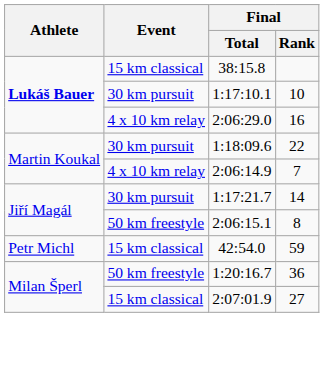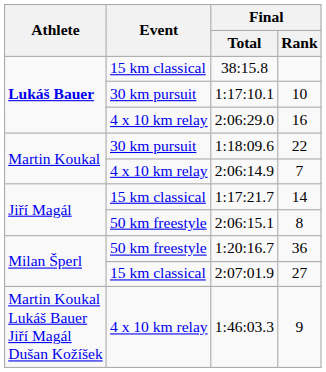(151, 197) 30 km pursuit -> (158, 197) 15 km classical
- row: (242, 248)
+ row: (244, 327)
